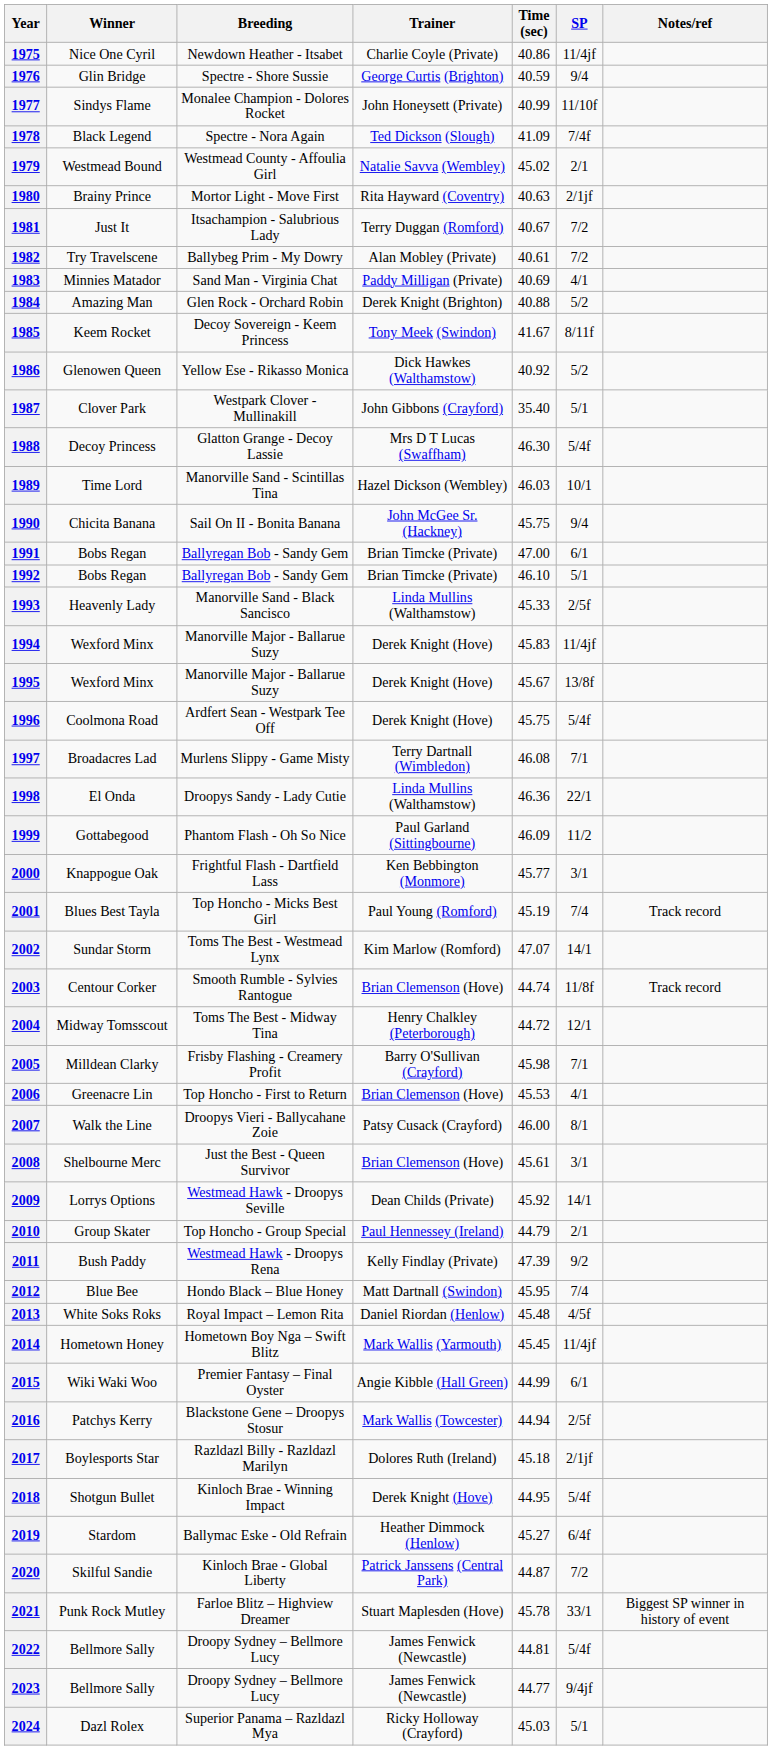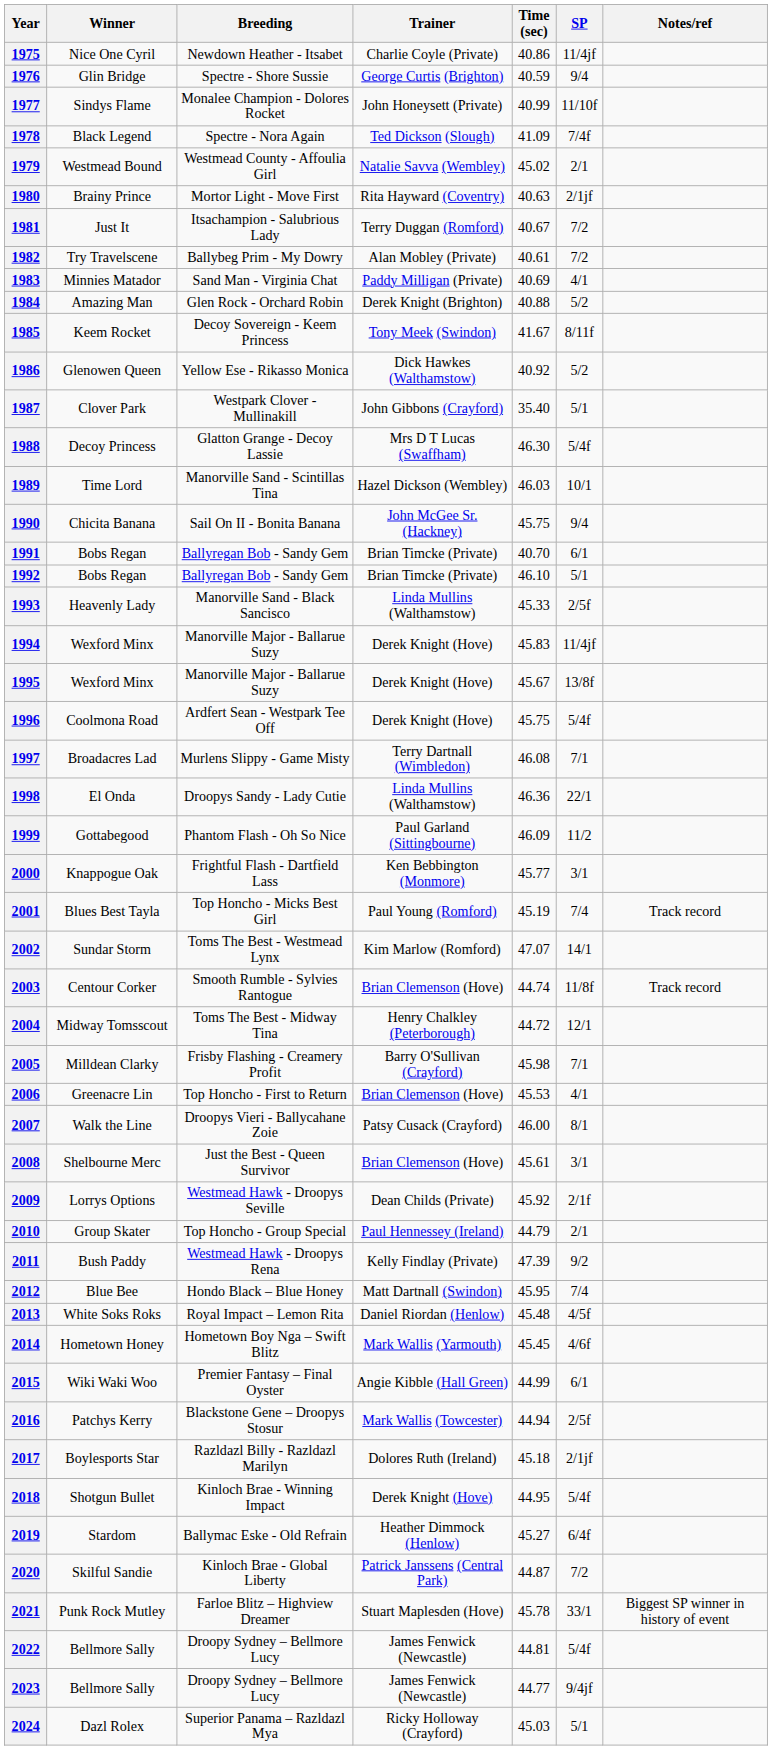(534, 553) 47.00 -> (534, 553) 40.70
(579, 1201) 14/1 -> (579, 1201) 2/1f
(579, 1344) 11/4jf -> (579, 1344) 4/6f
